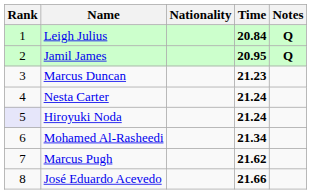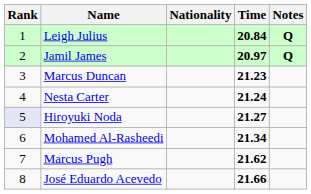(252, 55) 20.95 -> (252, 55) 20.97
(252, 117) 21.24 -> (252, 117) 21.27
